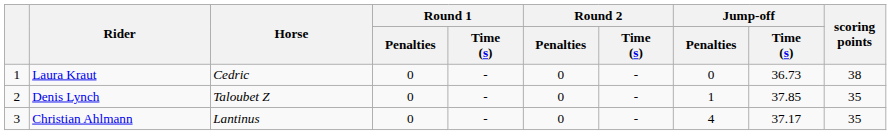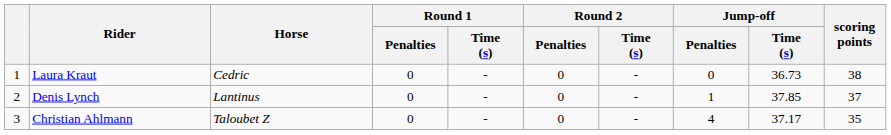(241, 97) Taloubet Z -> (236, 97) Lantinus
(855, 97) 35 -> (855, 97) 37
(236, 118) Lantinus -> (241, 118) Taloubet Z
